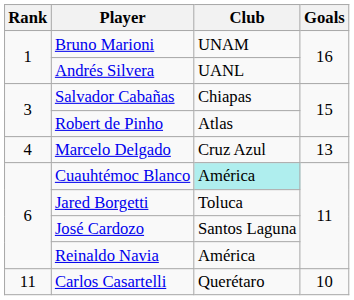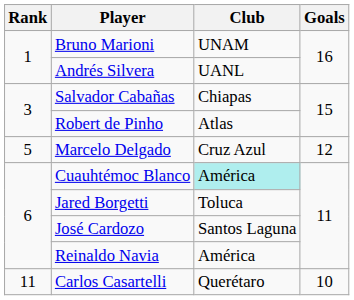(28, 149) 4 -> (28, 149) 5
(324, 149) 13 -> (324, 149) 12
